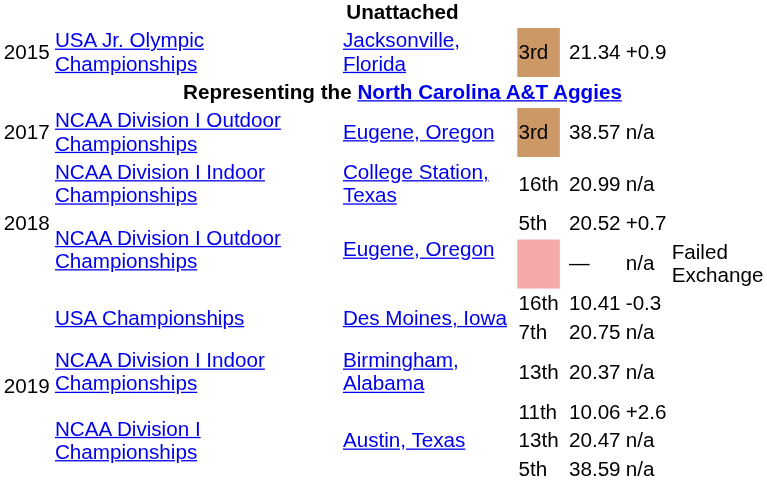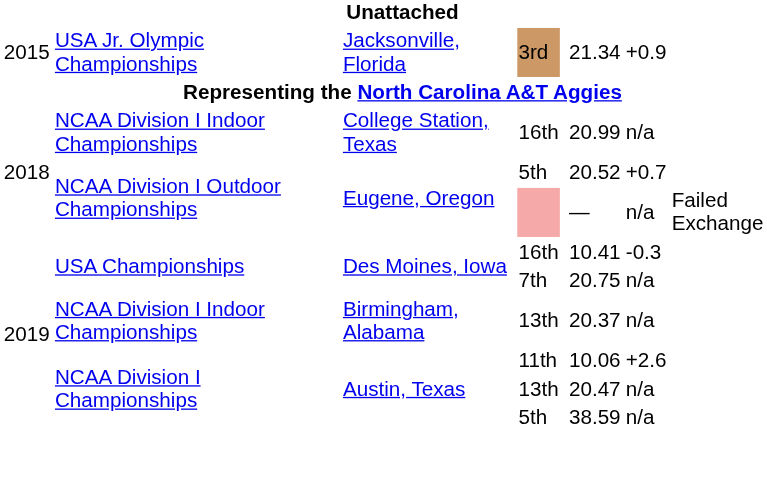- row: (419, 132)
